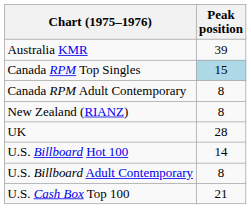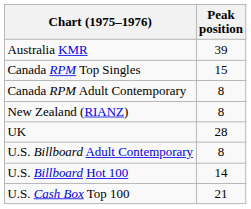(221, 70) lightblue background -> (221, 70) no background
rows swapped: (68, 152) <-> (100, 173)
